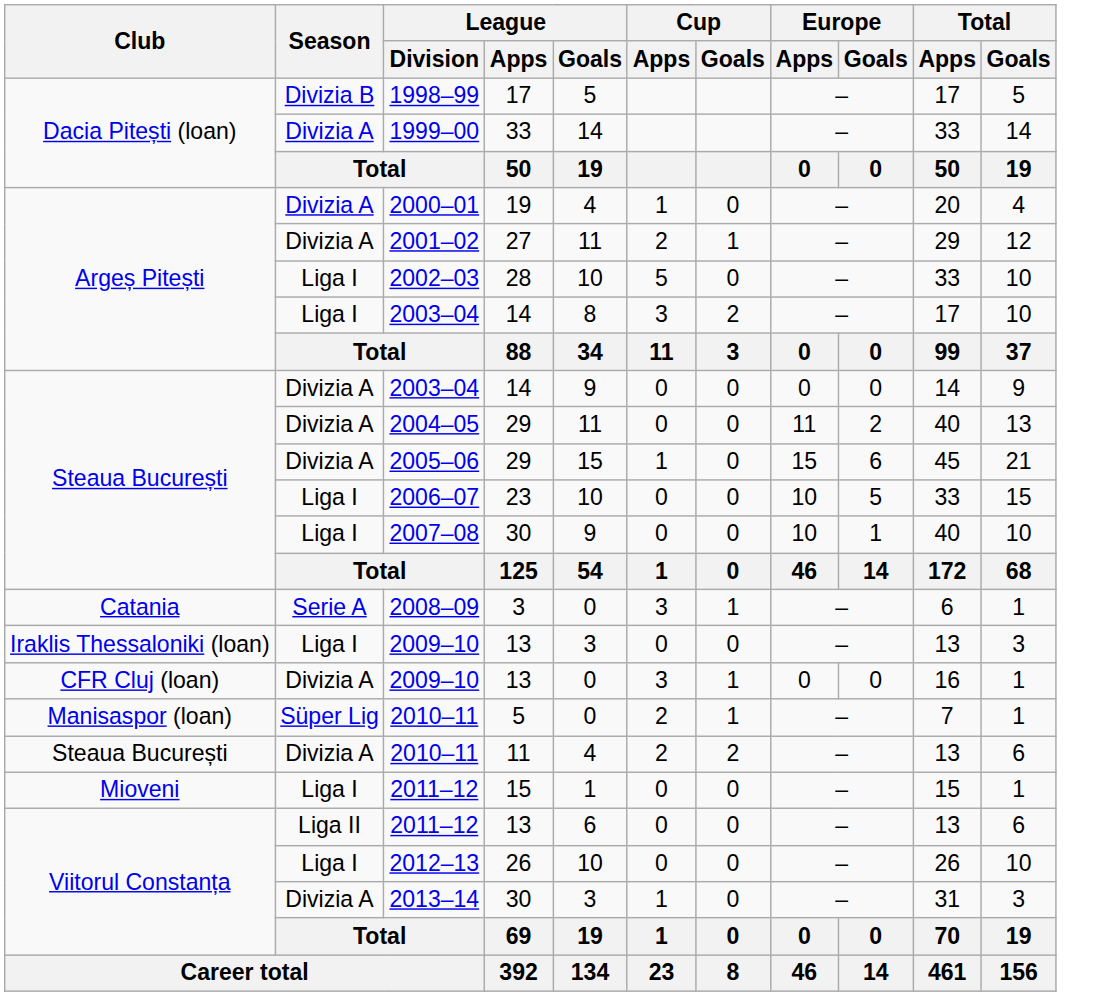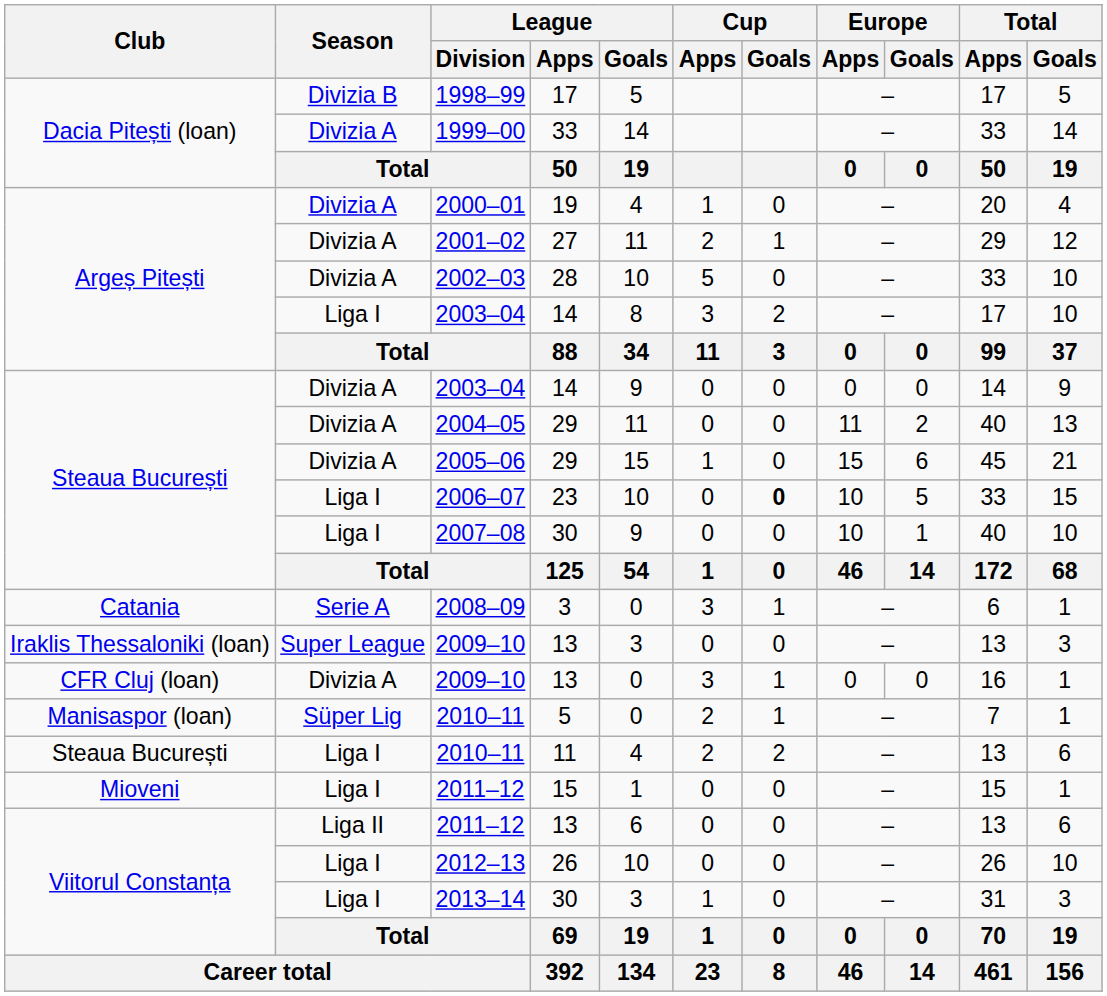(329, 278) Liga I -> (353, 278) Divizia A
(733, 497) normal -> (779, 497) bold
(329, 643) Liga I -> (353, 643) Super League
(329, 753) Divizia A -> (353, 753) Liga I
(329, 899) Divizia A -> (353, 899) Liga I
